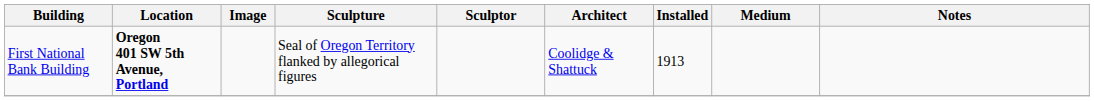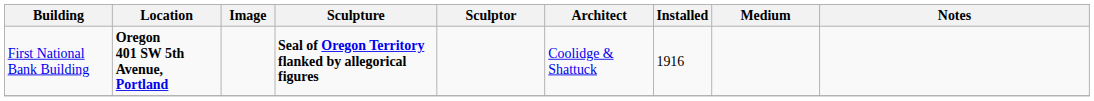(346, 61) normal -> (351, 61) bold
(670, 61) 1913 -> (670, 61) 1916
